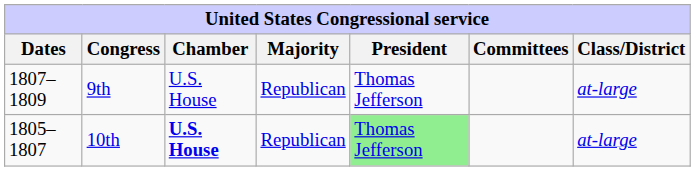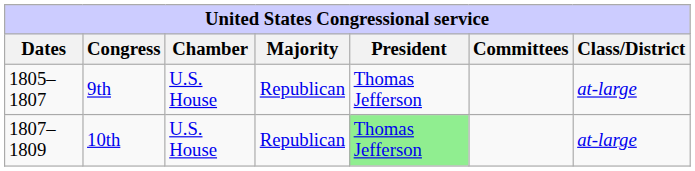(32, 89) 1807–1809 -> (32, 89) 1805–1807
(32, 140) 1805–1807 -> (32, 140) 1807–1809
(194, 140) bold -> (193, 140) normal
